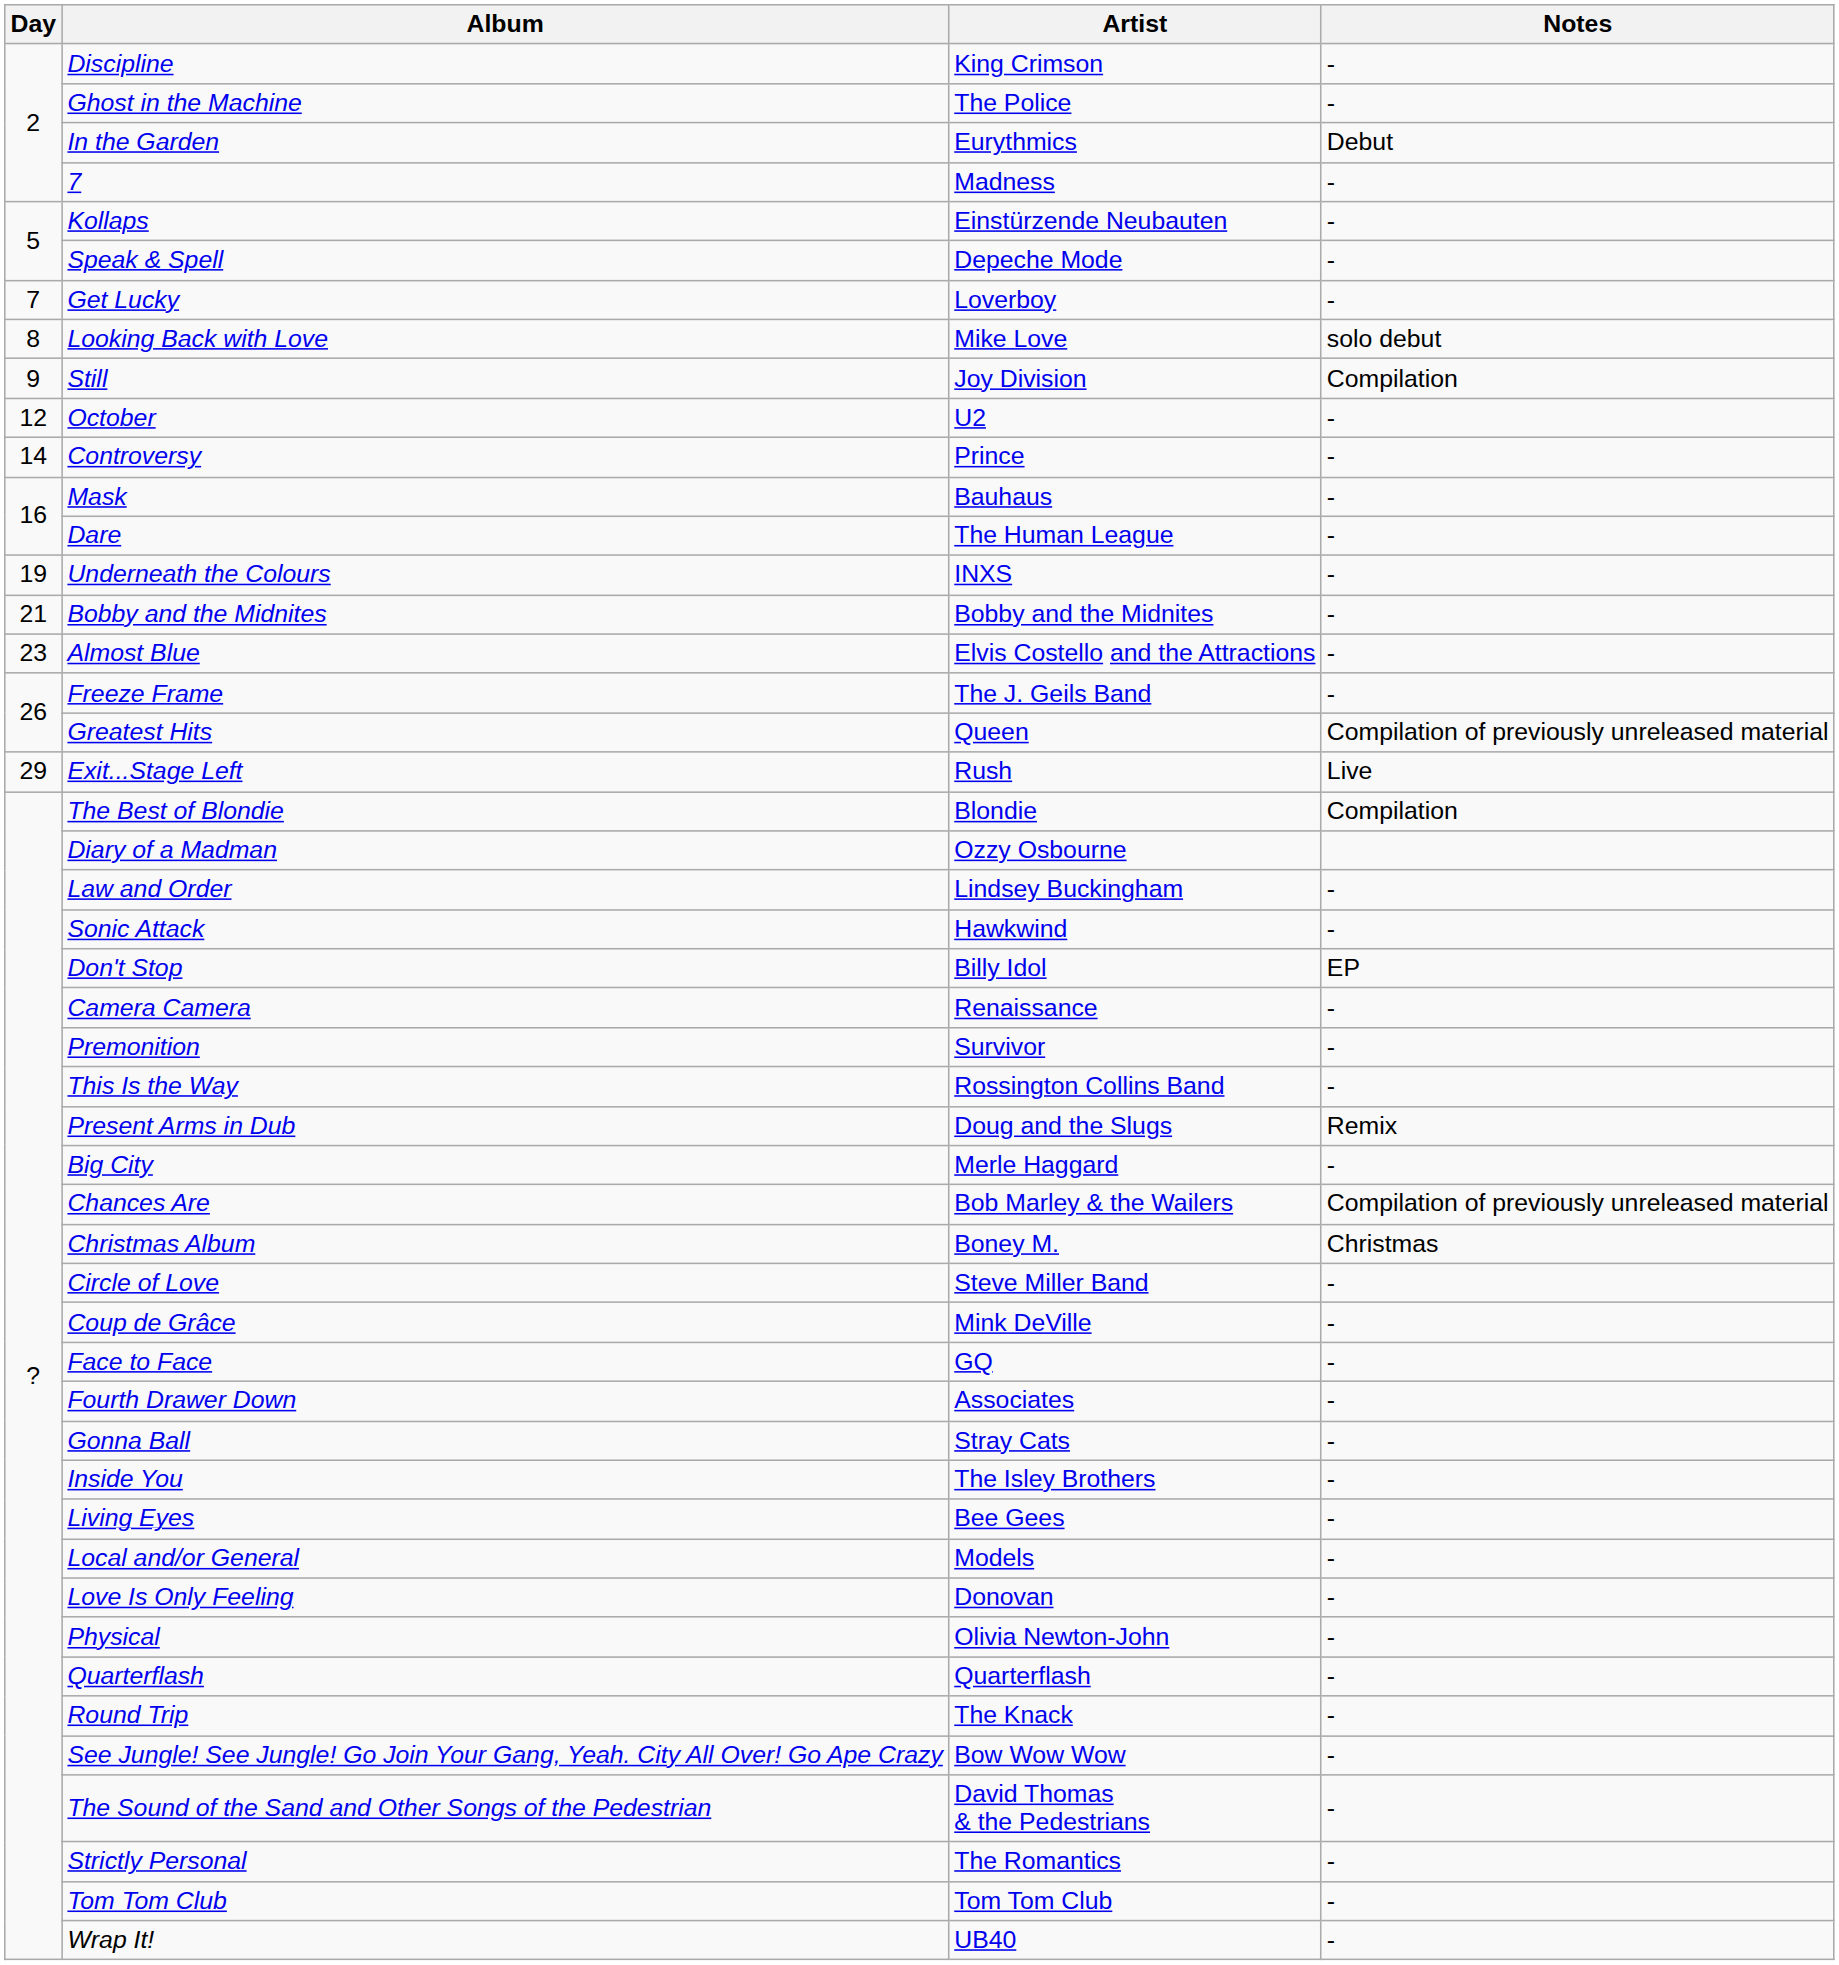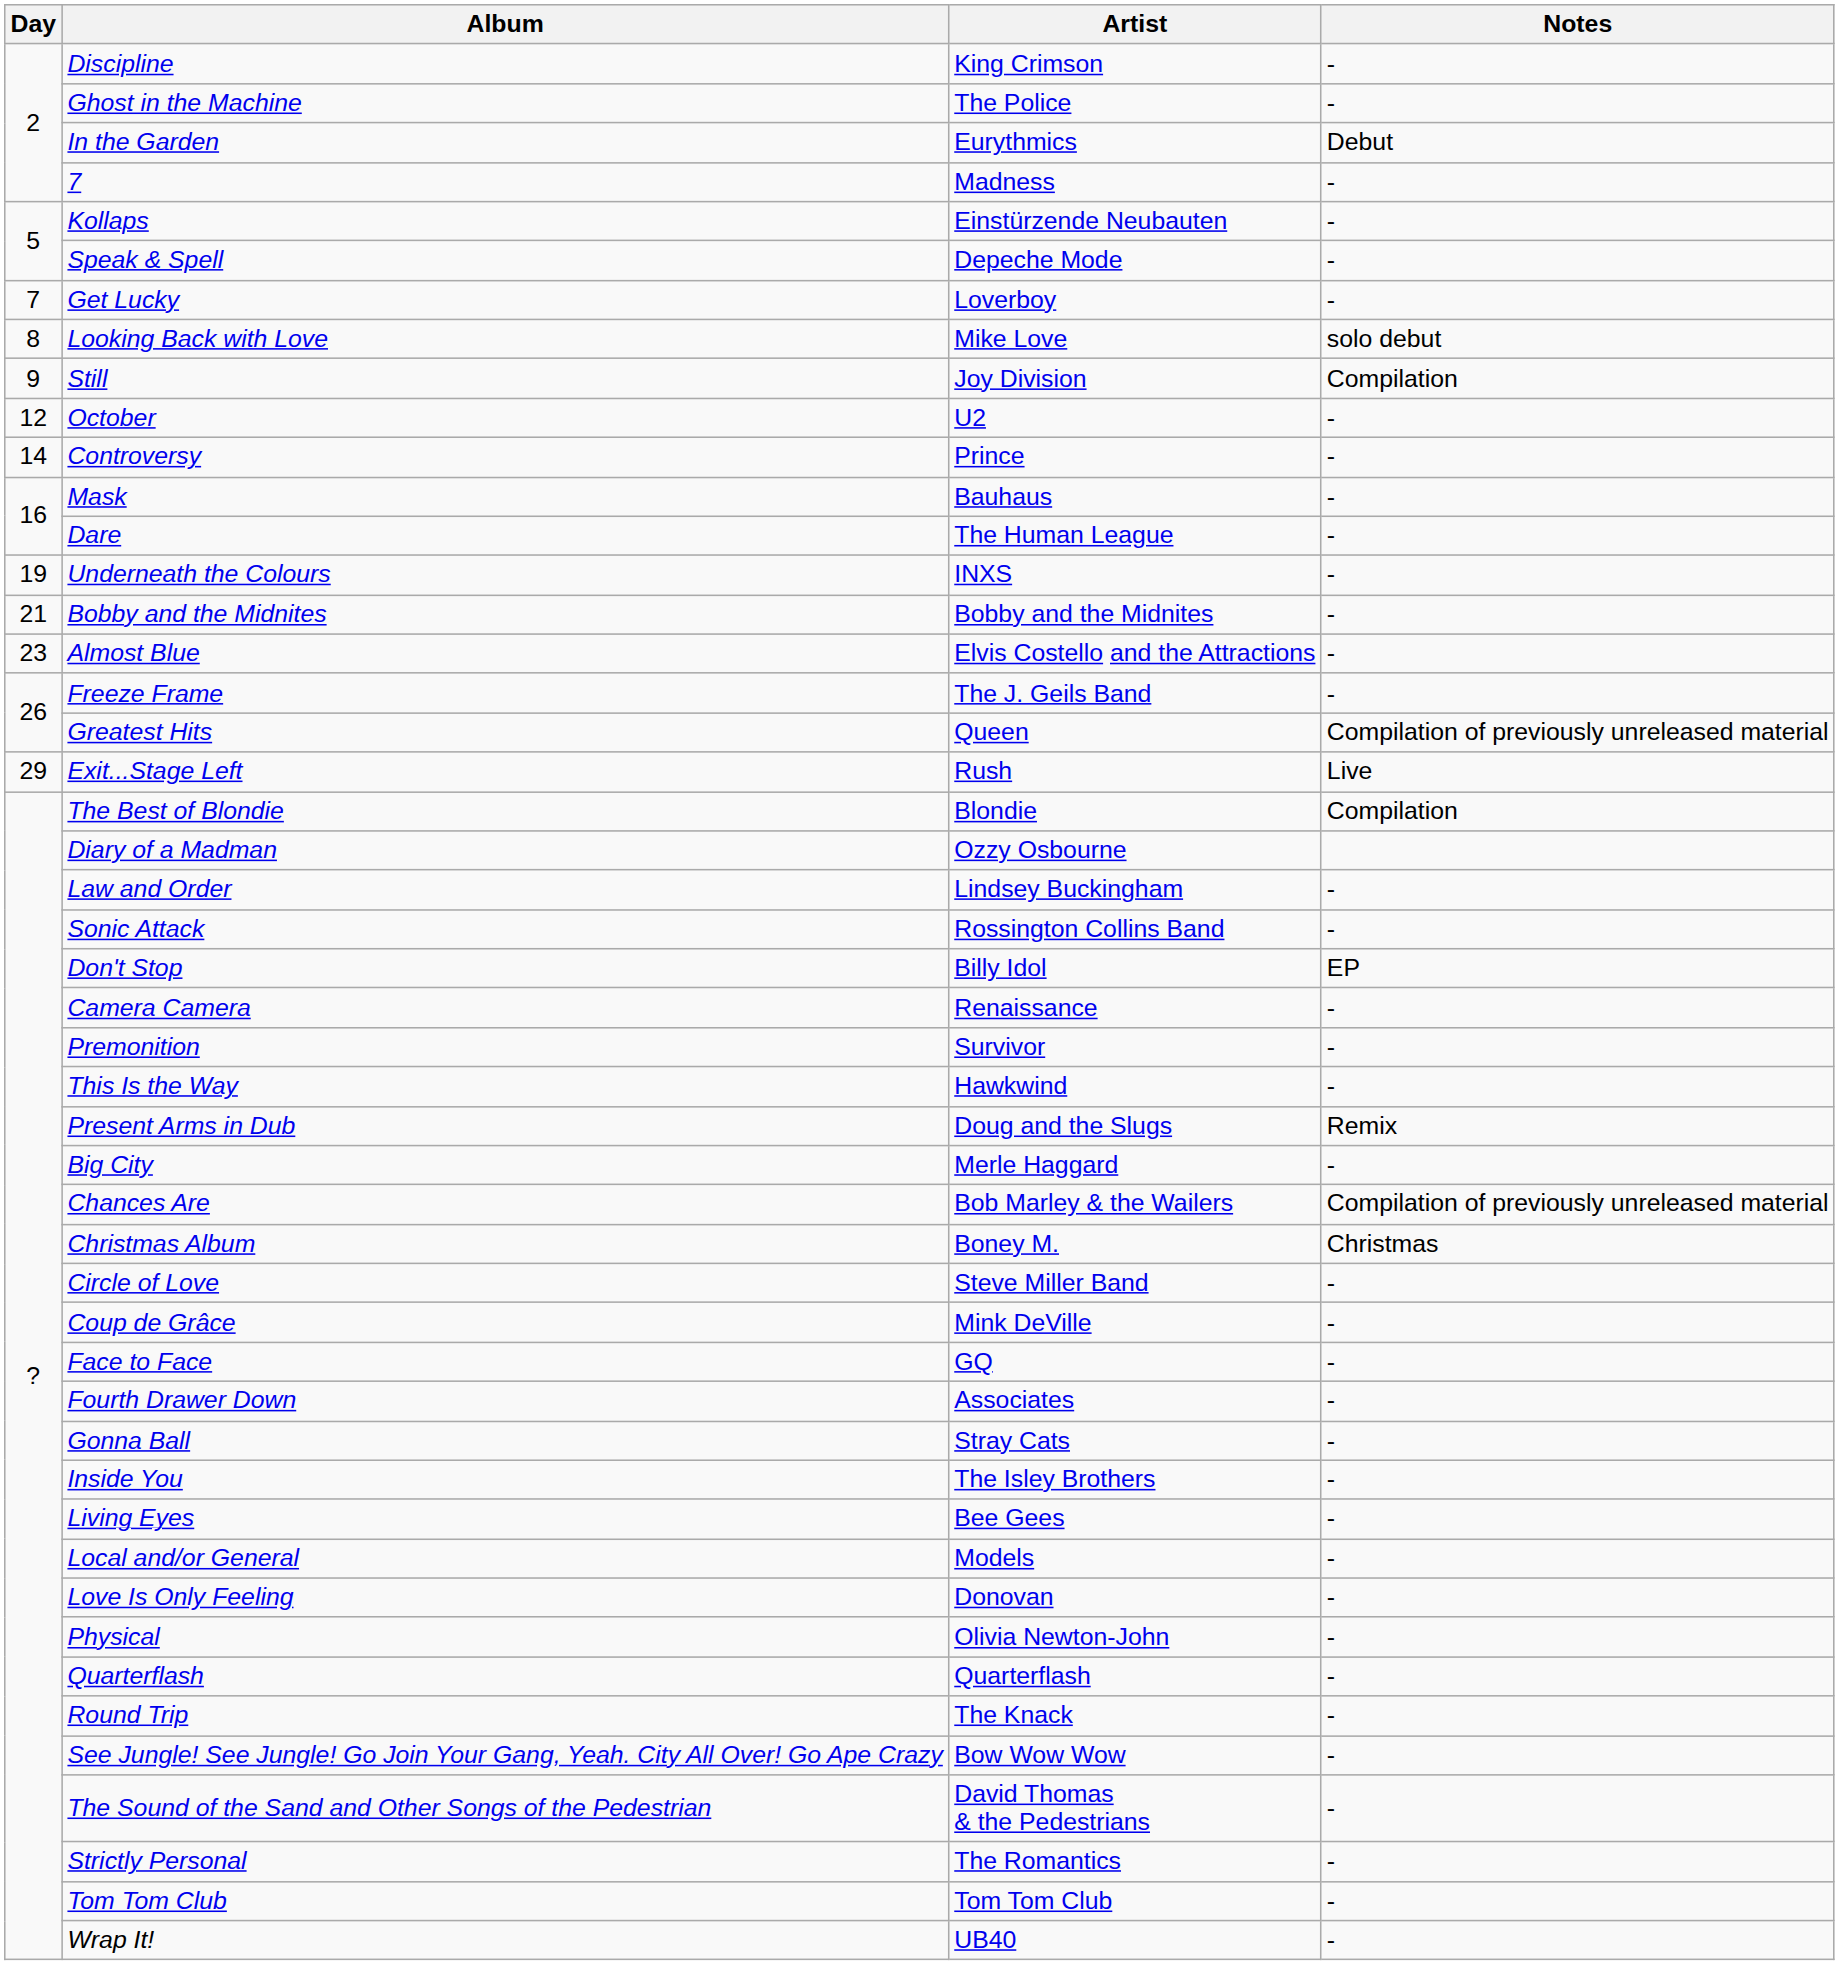(1011, 928) Hawkwind -> (1089, 928) Rossington Collins Band
(1089, 1086) Rossington Collins Band -> (1011, 1086) Hawkwind
